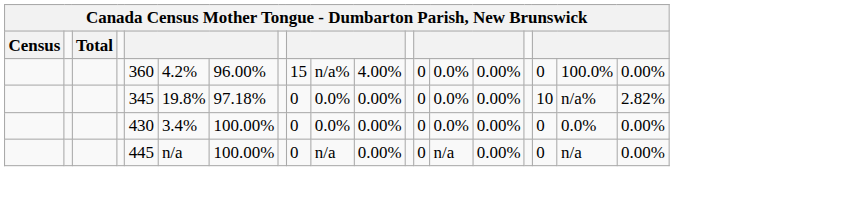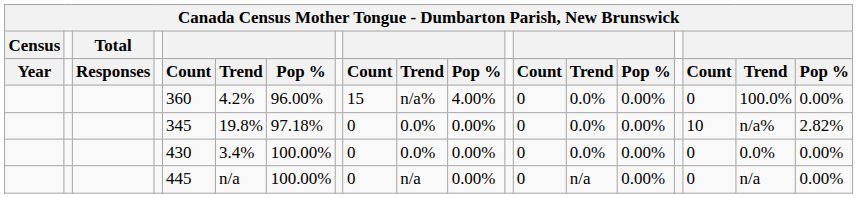+ row: (34, 71)
